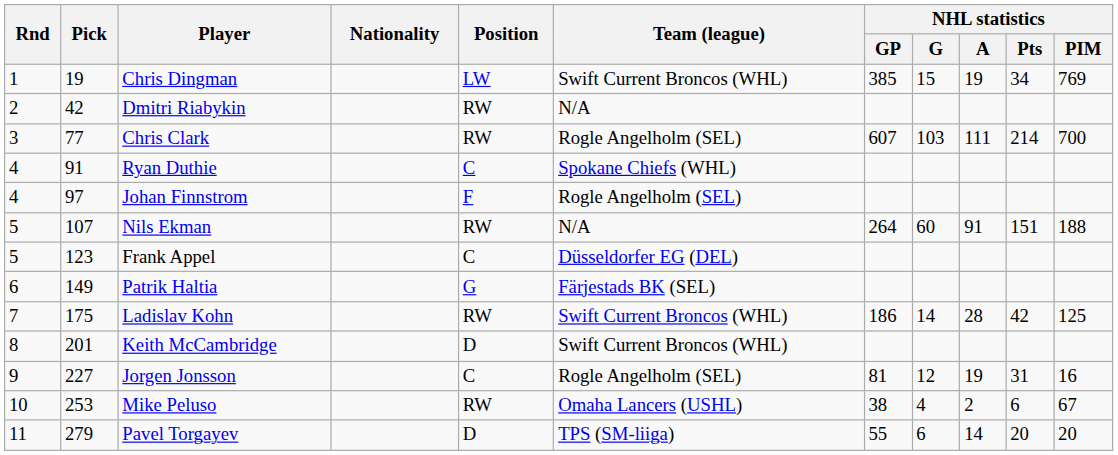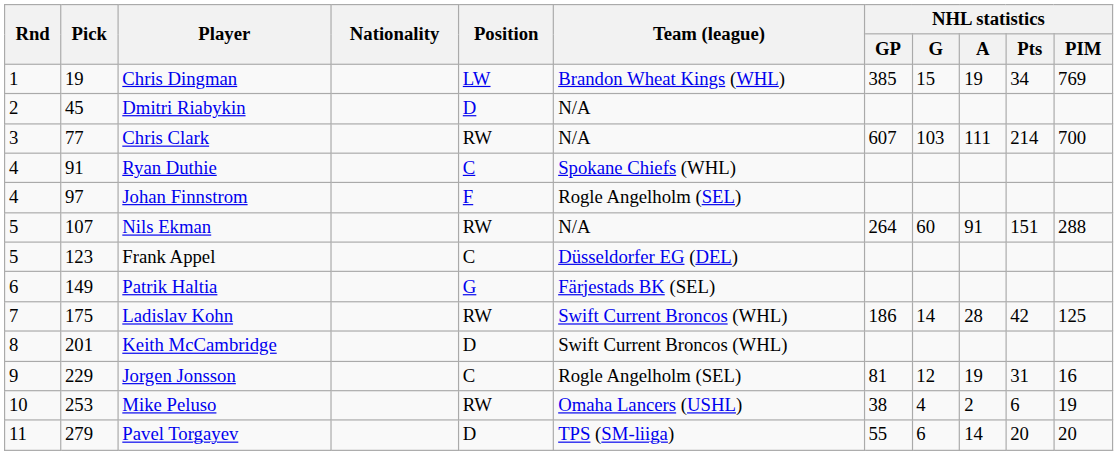(673, 78) Swift Current Broncos (WHL) -> (672, 78) Brandon Wheat Kings (WHL)
(74, 108) 42 -> (74, 108) 45
(477, 108) RW -> (470, 108) D
(650, 138) Rogle Angelholm (SEL) -> (574, 138) N/A
(1072, 227) 188 -> (1072, 227) 288
(79, 375) 227 -> (79, 375) 229
(1067, 405) 67 -> (1067, 405) 19
